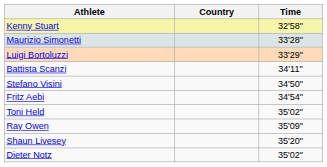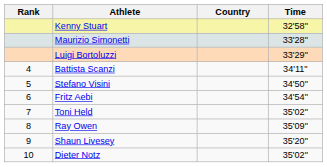+ column: (29, 12)
